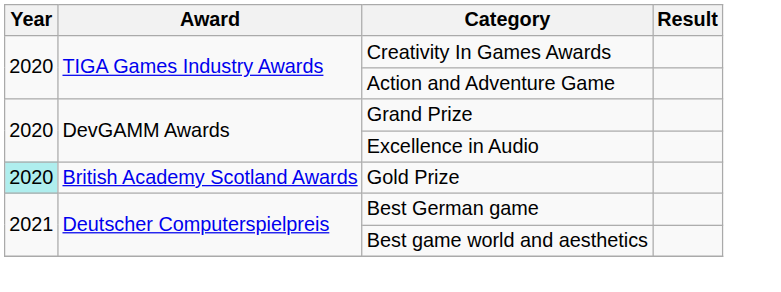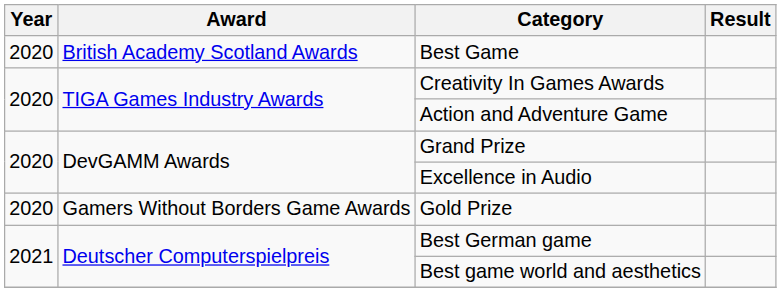+ row: (469, 51)
(31, 177) paleturquoise background -> (31, 209) no background
(210, 177) British Academy Scotland Awards -> (237, 209) Gamers Without Borders Game Awards
